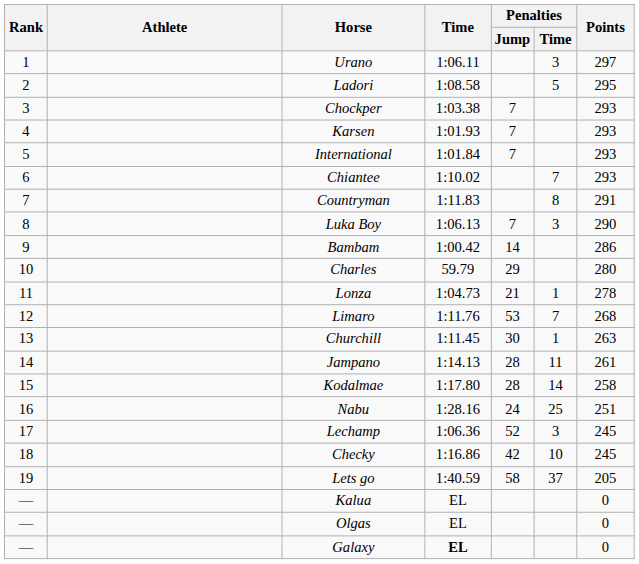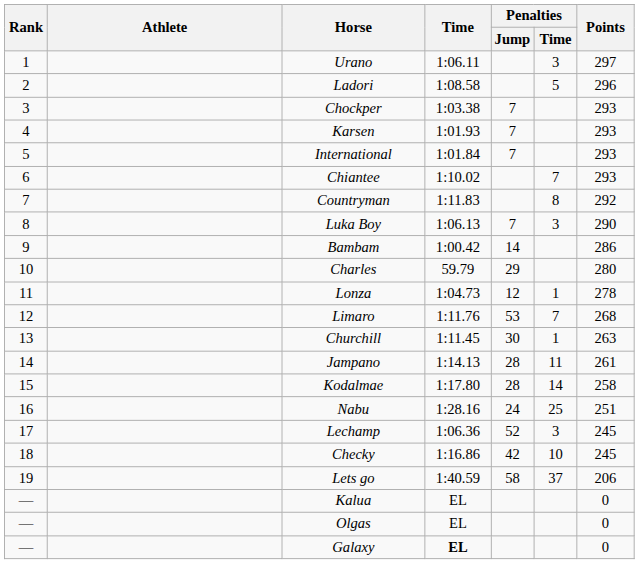(605, 85) 295 -> (605, 85) 296
(605, 200) 291 -> (605, 200) 292
(512, 293) 21 -> (512, 293) 12
(605, 477) 205 -> (605, 477) 206
